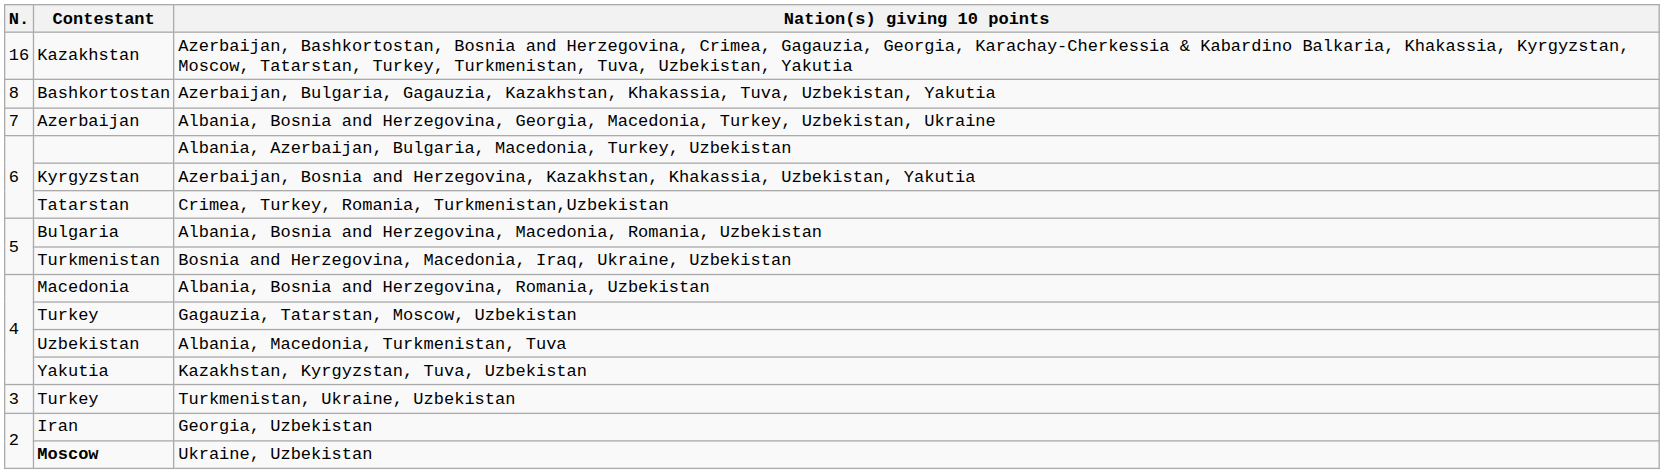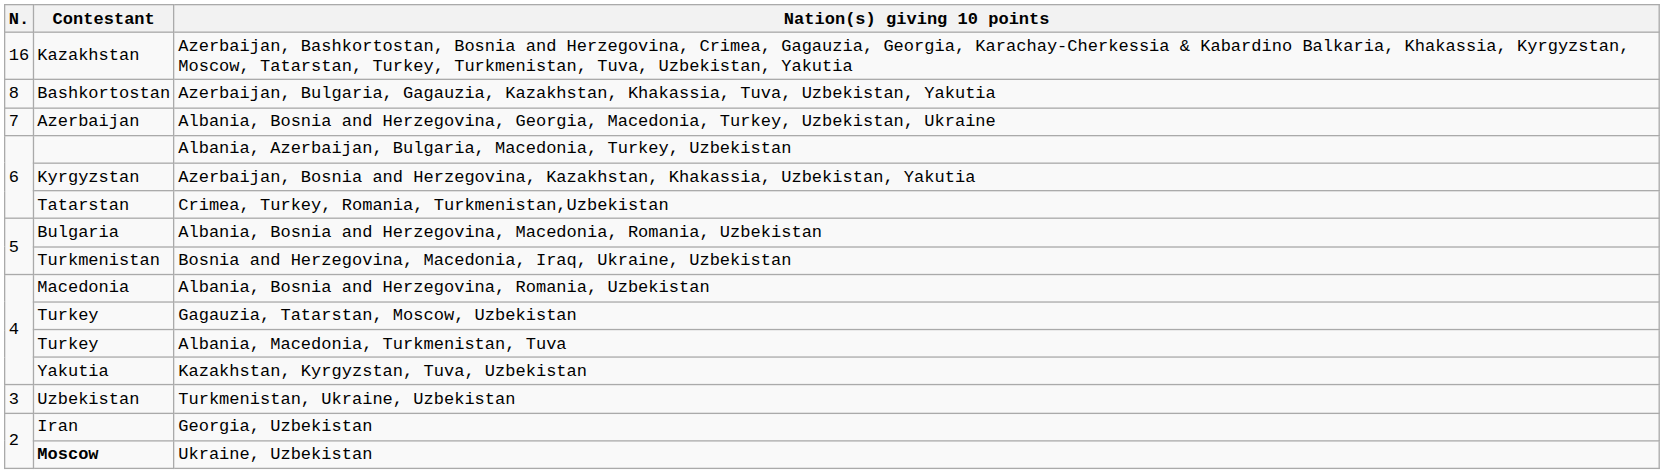(88, 343) Uzbekistan -> (68, 343) Turkey
(68, 399) Turkey -> (88, 399) Uzbekistan
